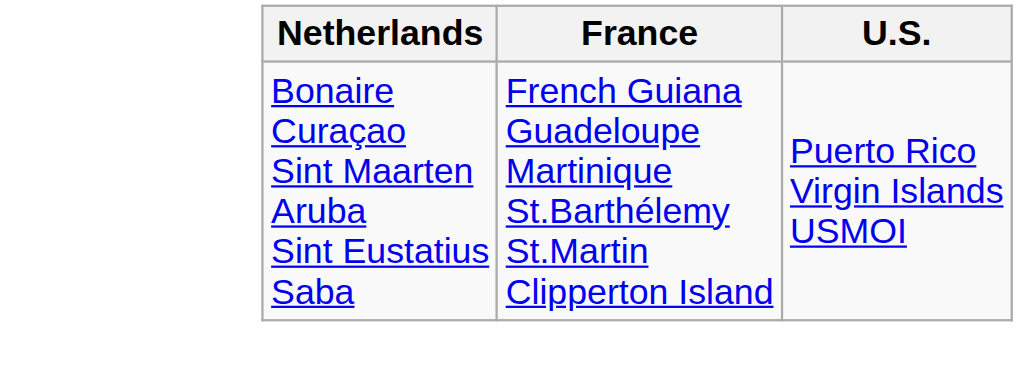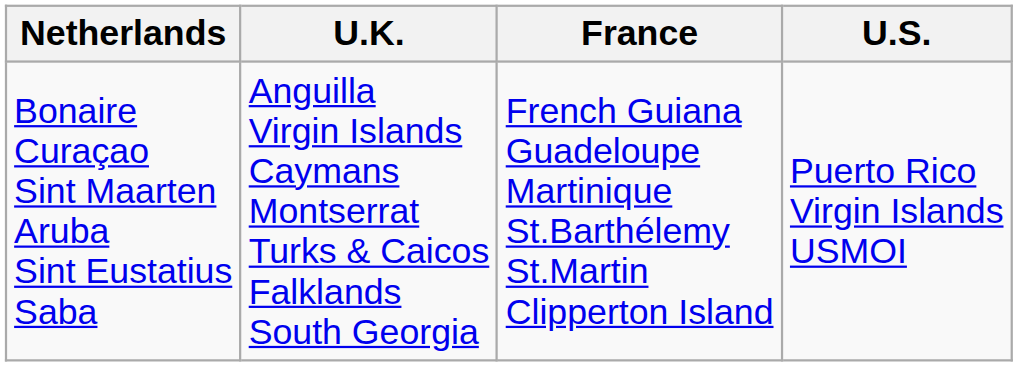+ column: (369, 33)
